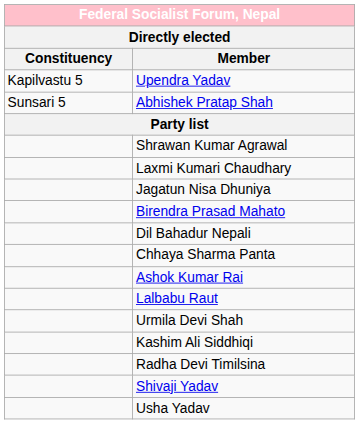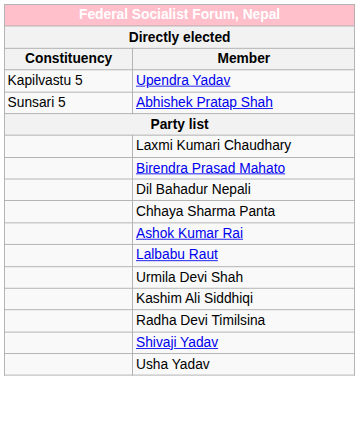- row: (212, 146)
- row: (203, 189)
